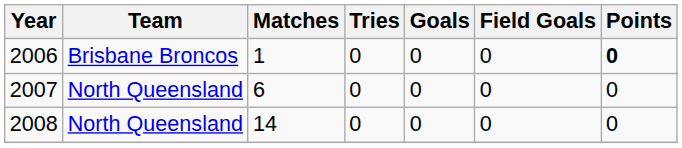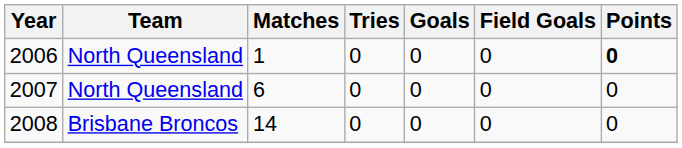(153, 55) Brisbane Broncos -> (155, 55) North Queensland
(155, 124) North Queensland -> (153, 124) Brisbane Broncos
